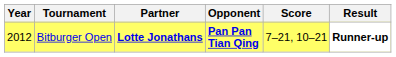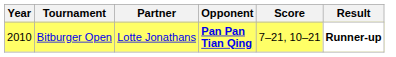(19, 37) 2012 -> (19, 37) 2010
(160, 37) bold -> (157, 37) normal
